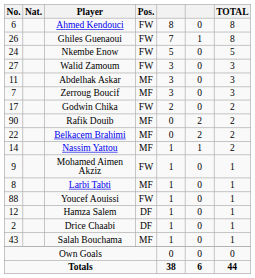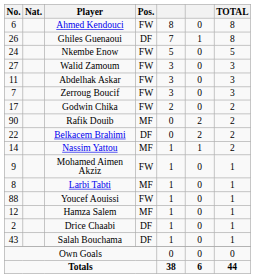(146, 39) FW -> (146, 39) DF
(146, 80) MF -> (146, 80) FW
(146, 94) MF -> (146, 94) FW
(146, 135) MF -> (146, 135) DF
(146, 213) DF -> (146, 213) MF
(146, 240) MF -> (146, 240) DF
